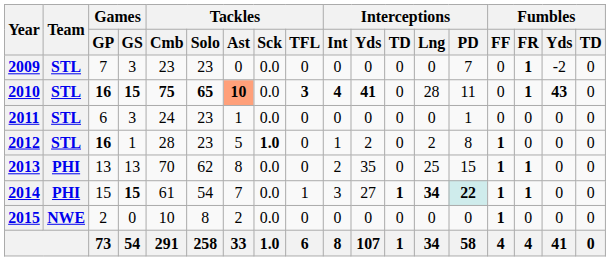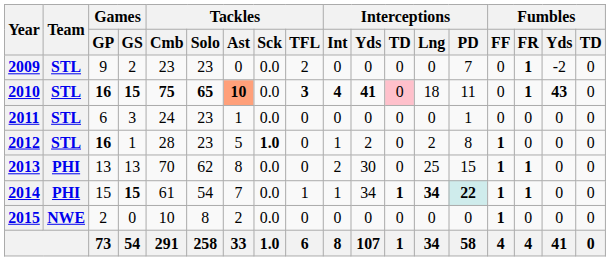(103, 67) 7 -> (103, 67) 9
(132, 67) 3 -> (132, 67) 2
(305, 67) 0 -> (305, 67) 2
(400, 92) no background -> (400, 92) pink background
(432, 92) 28 -> (432, 92) 18
(368, 167) 35 -> (368, 167) 30
(337, 192) 3 -> (337, 192) 1
(368, 192) 27 -> (368, 192) 34
